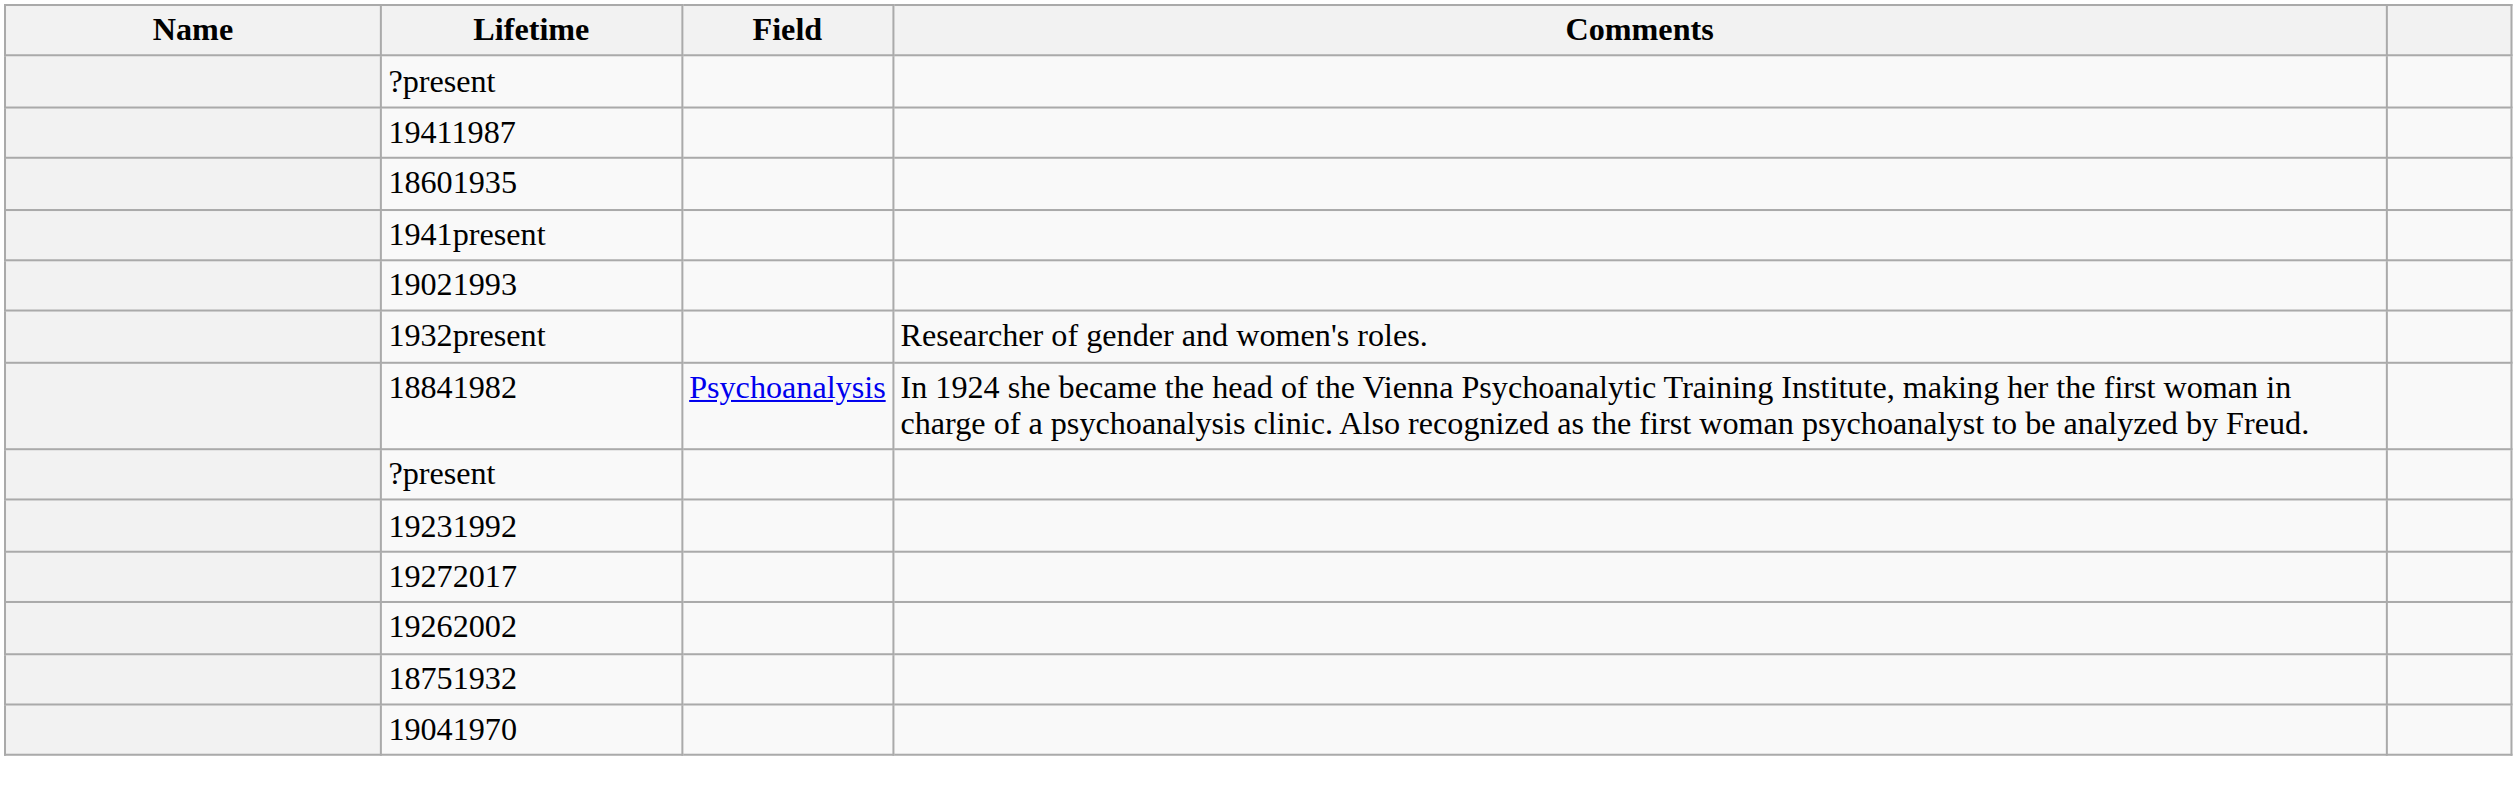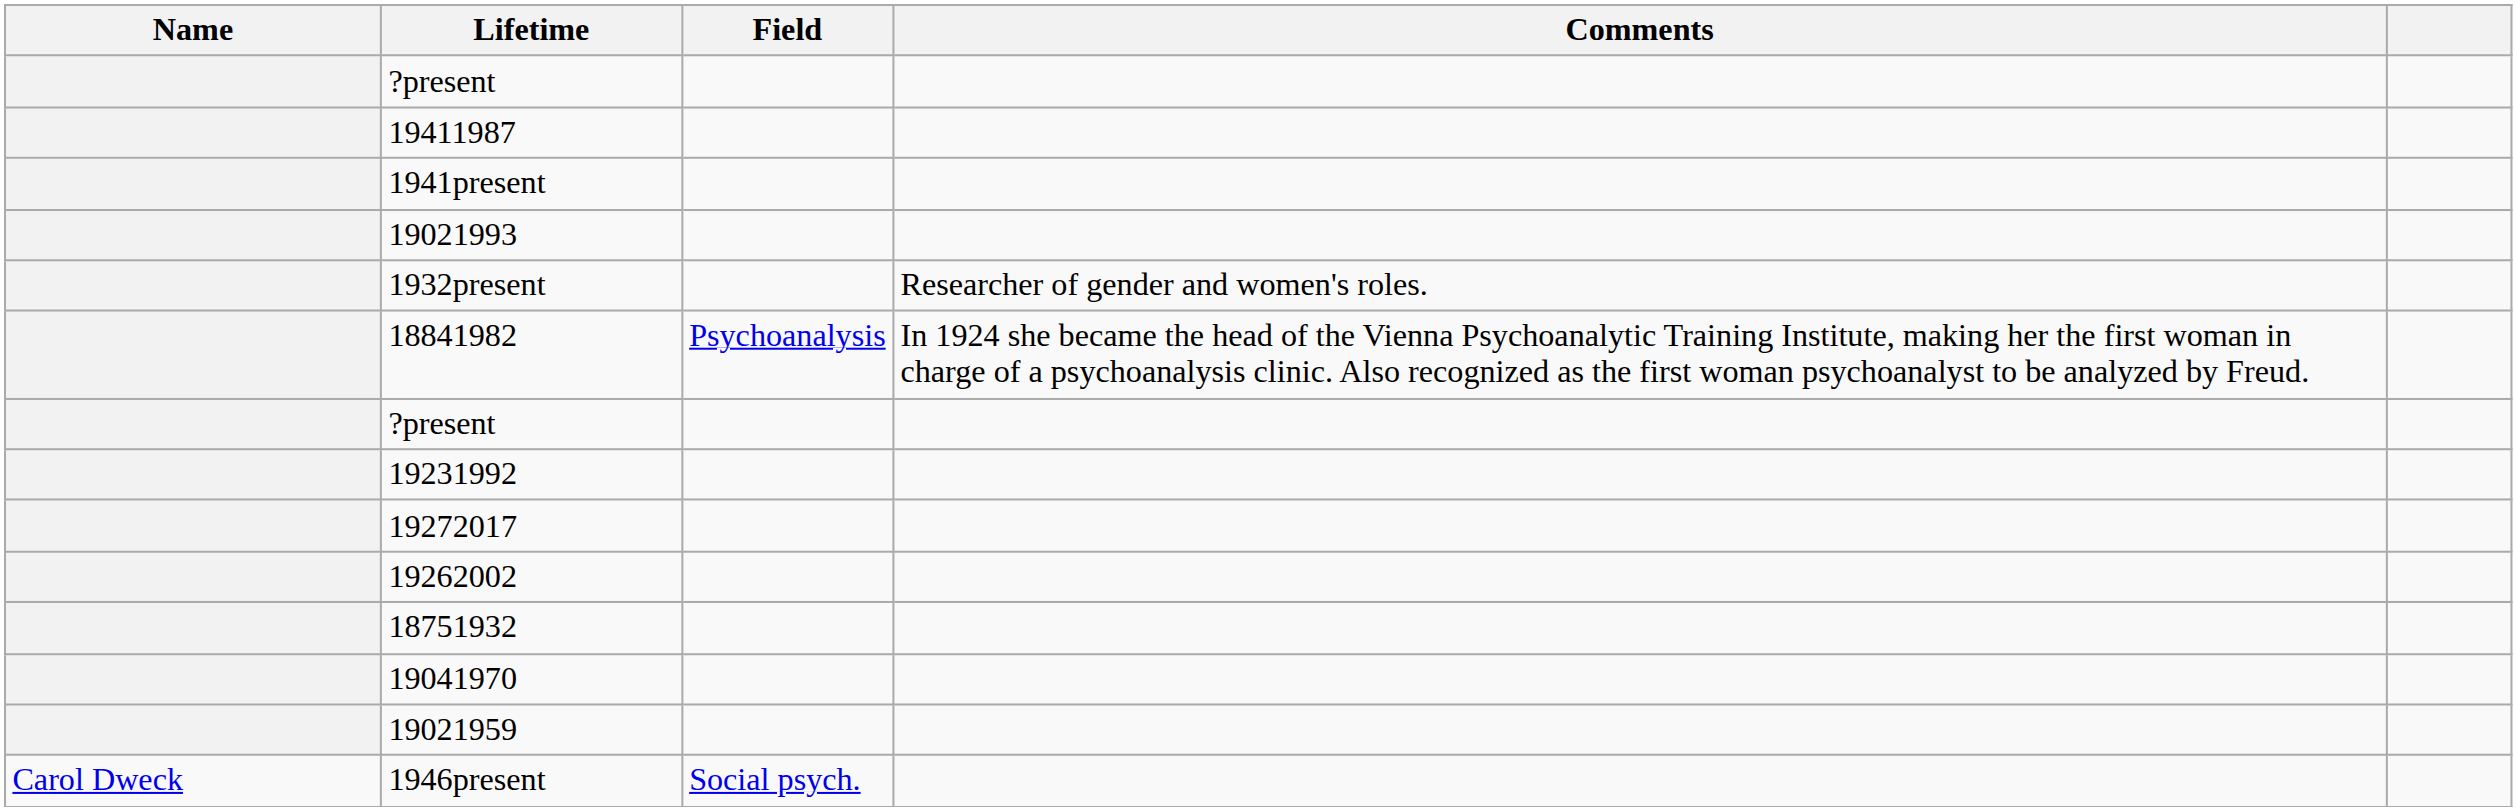- row: (453, 183)
+ row: (453, 729)
+ row: (467, 780)
